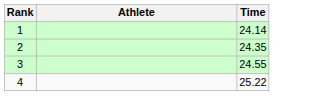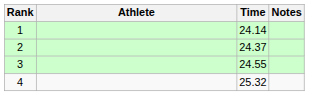+ column: (287, 13)
(253, 47) 24.35 -> (253, 47) 24.37
(253, 82) 25.22 -> (253, 82) 25.32
